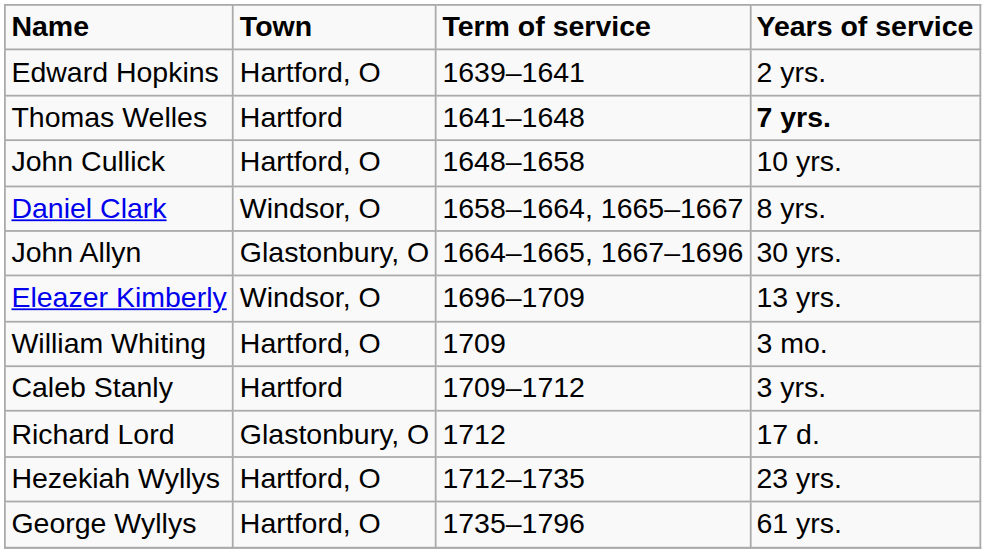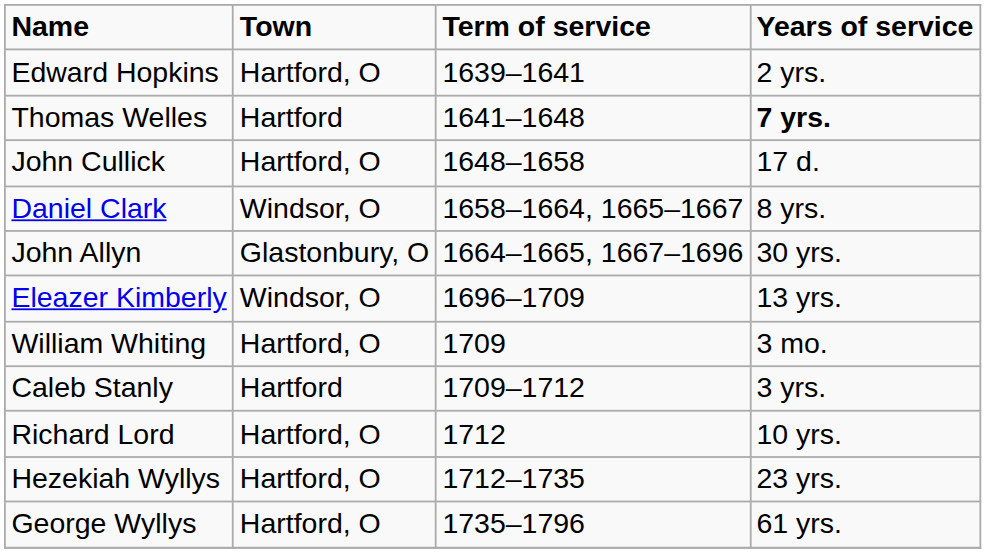(799, 162) 10 yrs. -> (788, 162) 17 d.
(335, 433) Glastonbury, O -> (310, 433) Hartford, O
(788, 433) 17 d. -> (799, 433) 10 yrs.
